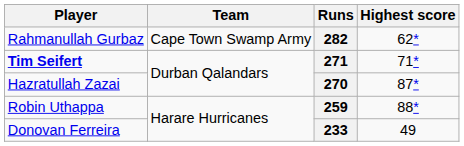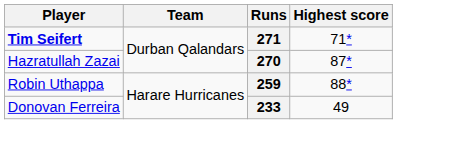- row: (336, 38)
